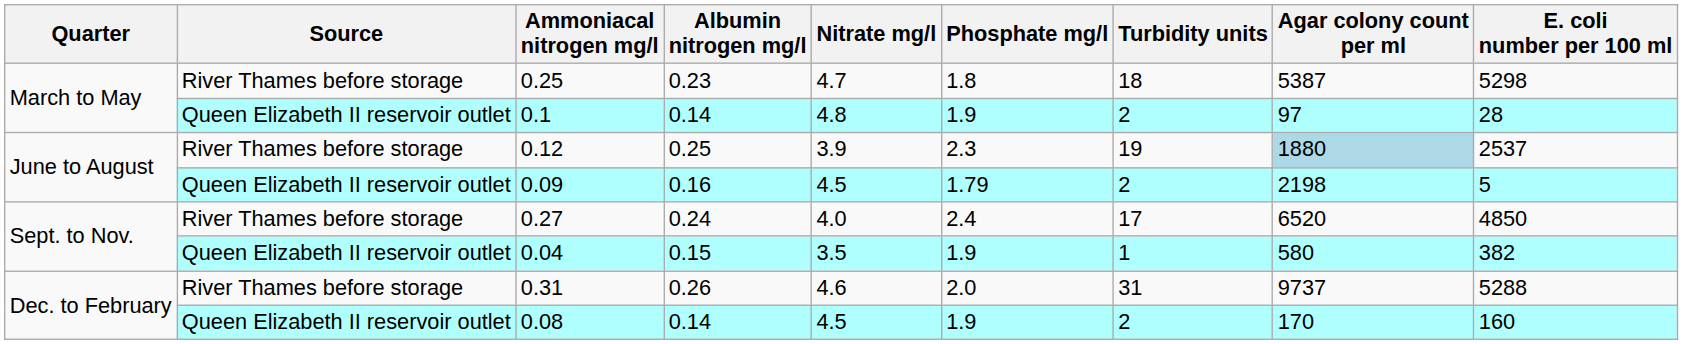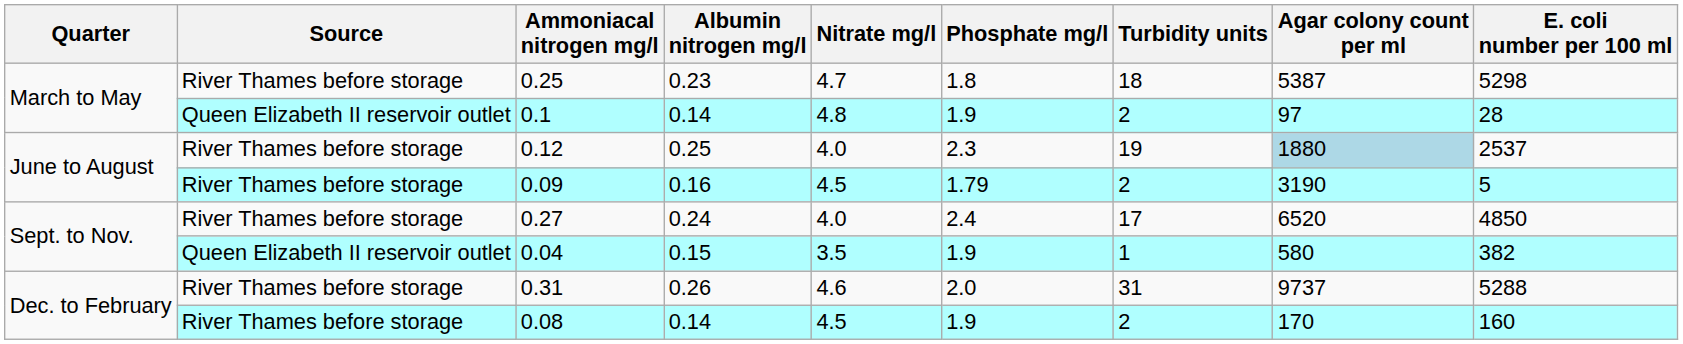(832, 149) 3.9 -> (832, 149) 4.0
(346, 184) Queen Elizabeth II reservoir outlet -> (322, 184) River Thames before storage
(1302, 184) 2198 -> (1302, 184) 3190
(346, 322) Queen Elizabeth II reservoir outlet -> (322, 322) River Thames before storage
